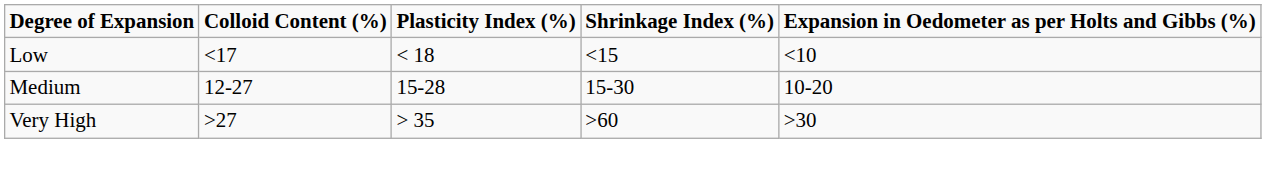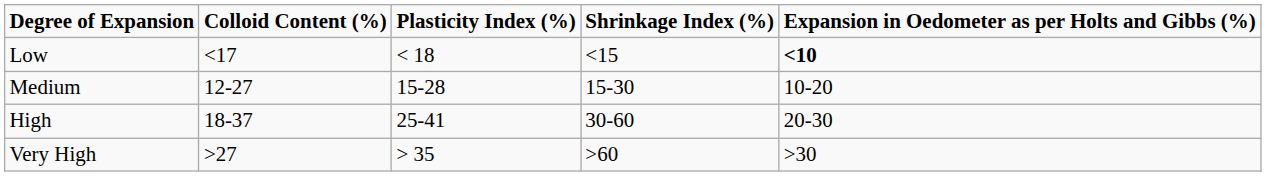(800, 54) normal -> (800, 54) bold
+ row: (30, 120)
